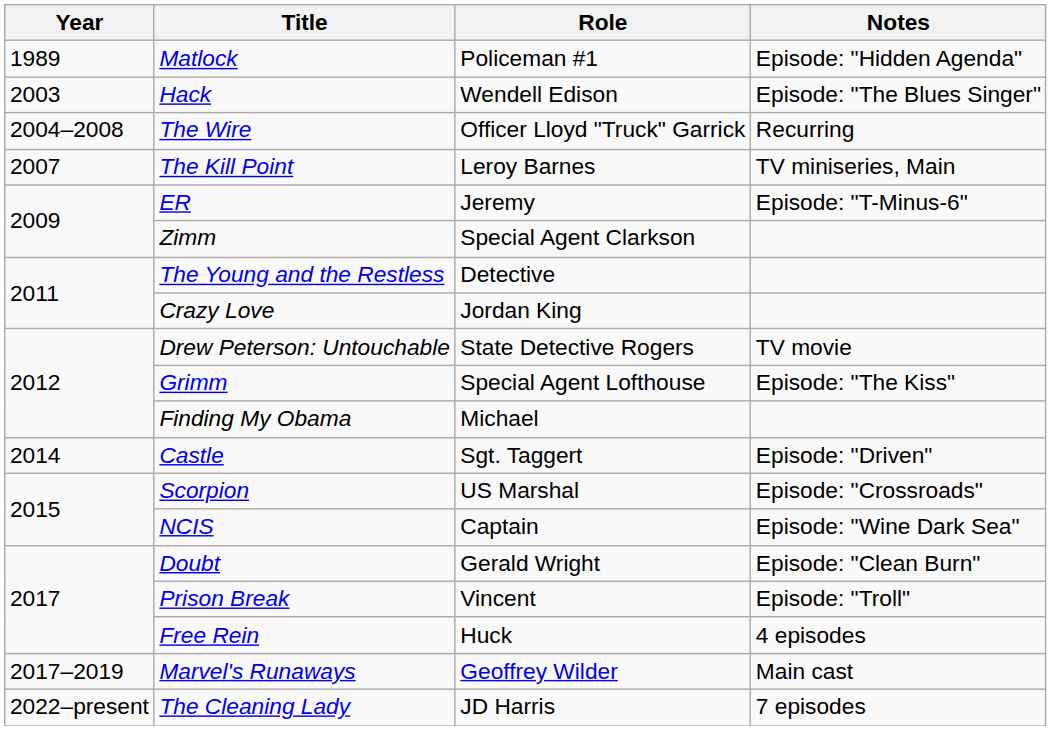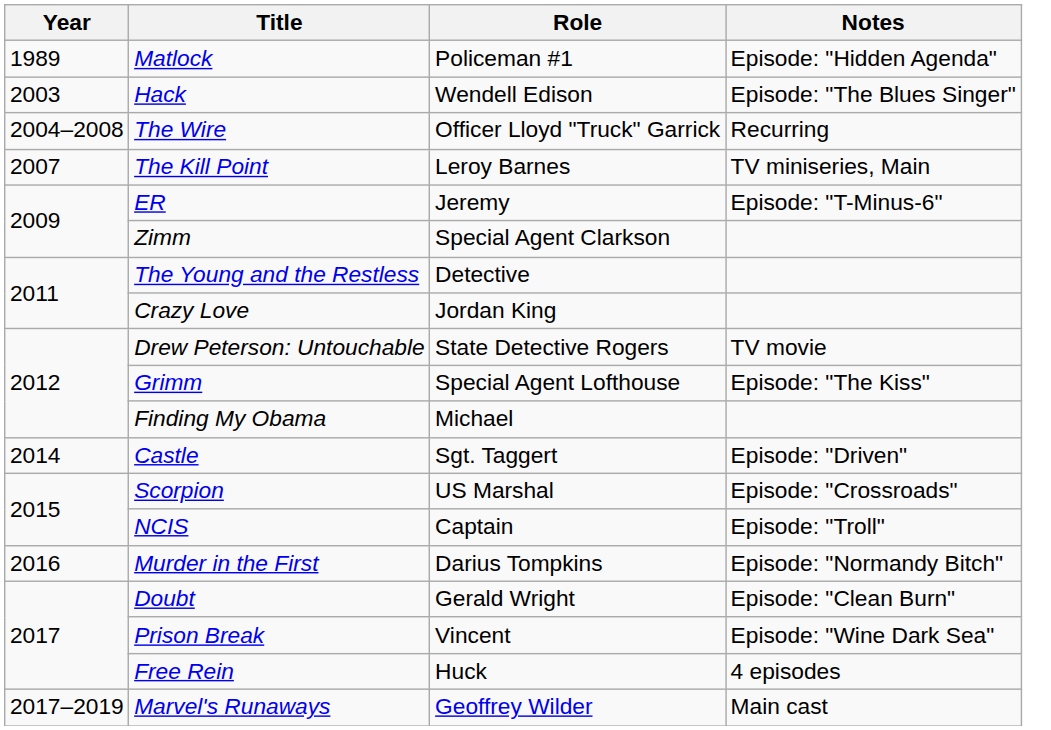(888, 526) Episode: "Wine Dark Sea" -> (808, 526) Episode: "Troll"
+ row: (226, 563)
(833, 599) Episode: "Troll" -> (862, 635) Episode: "Wine Dark Sea"
- row: (255, 707)
